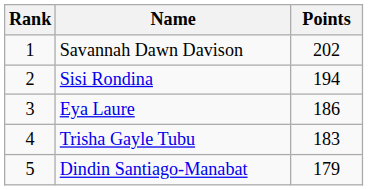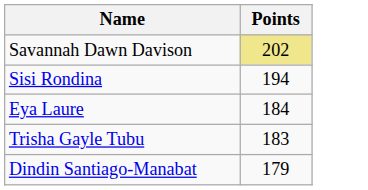- column: (30, 19)
(327, 49) no background -> (276, 49) khaki background
(327, 109) 186 -> (276, 109) 184
